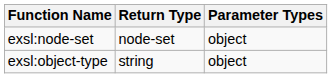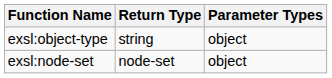rows swapped: (51, 38) <-> (58, 61)
